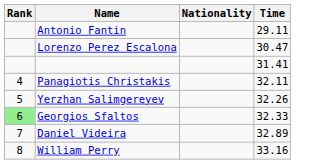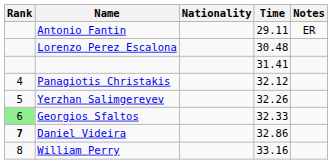+ column: (309, 13)
(272, 47) 30.47 -> (272, 47) 30.48
(272, 82) 32.11 -> (272, 82) 32.12
(20, 133) normal -> (20, 133) bold
(272, 133) 32.89 -> (272, 133) 32.86
